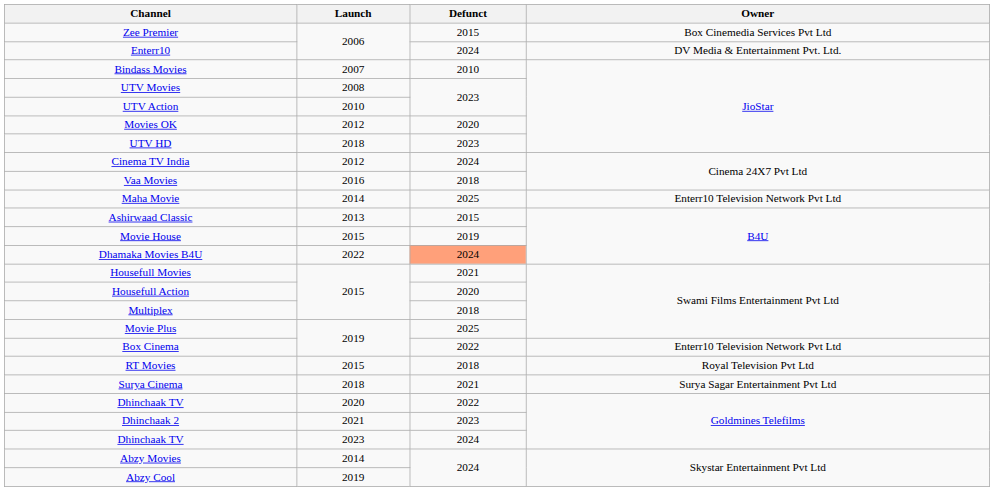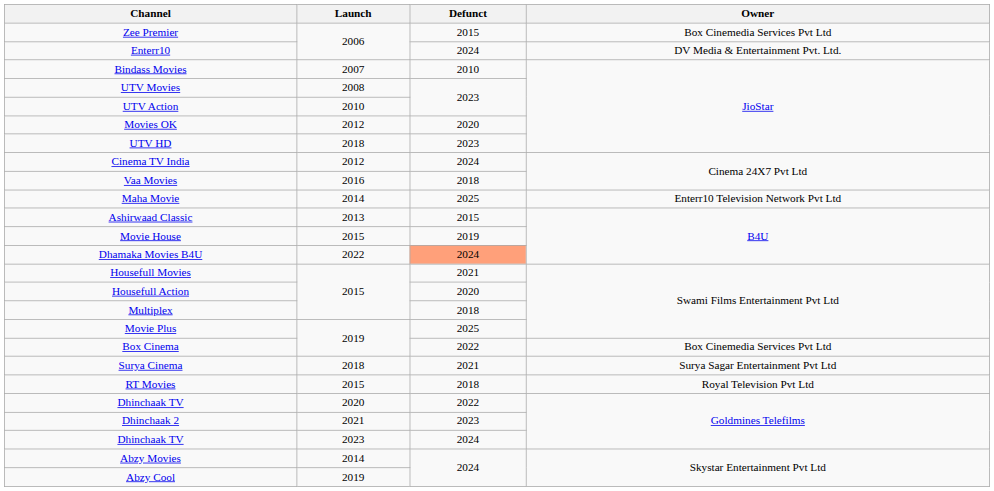(758, 347) Enterr10 Television Network Pvt Ltd -> (758, 347) Box Cinemedia Services Pvt Ltd
rows swapped: (151, 366) <-> (151, 384)
